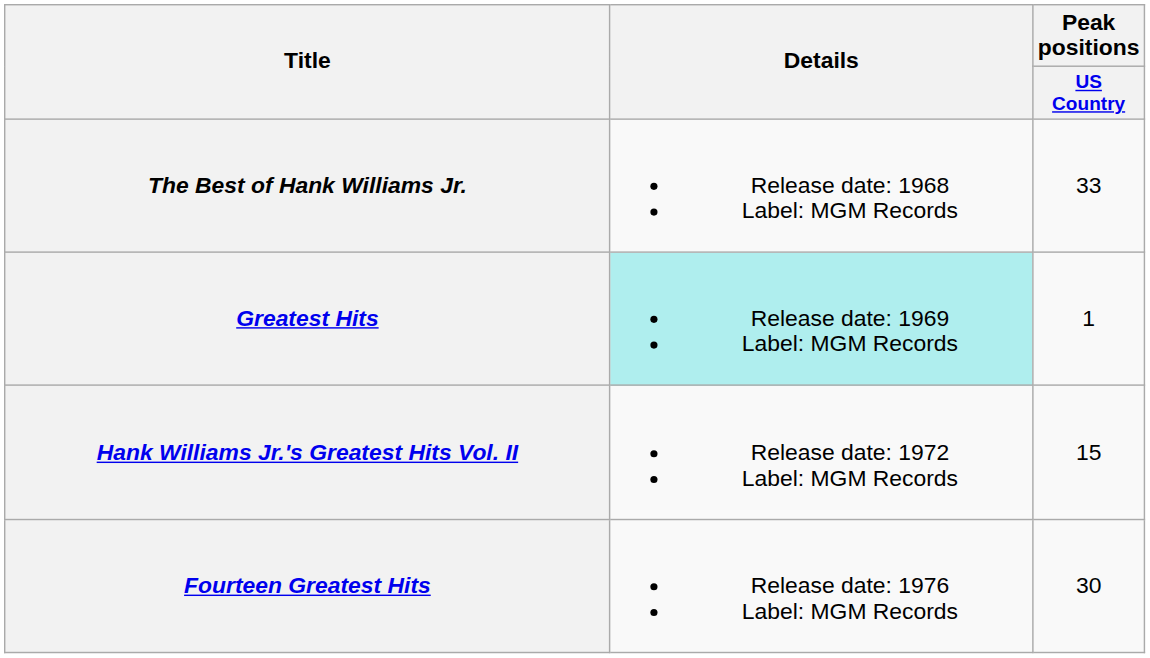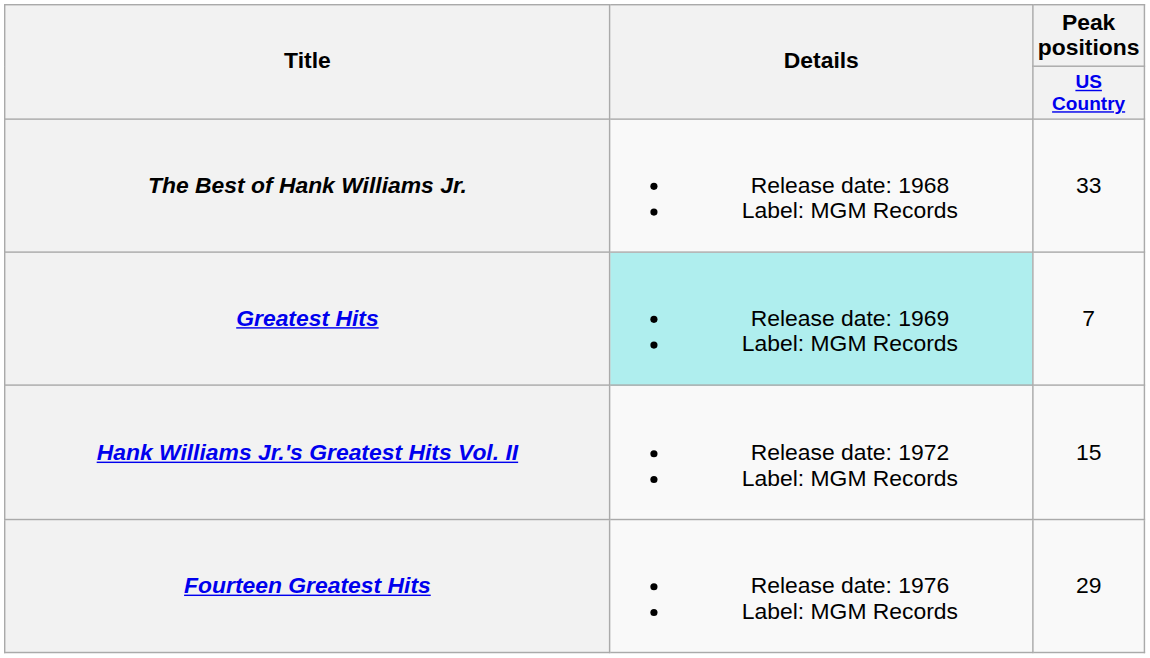(1089, 318) 1 -> (1089, 318) 7
(1089, 585) 30 -> (1089, 585) 29
